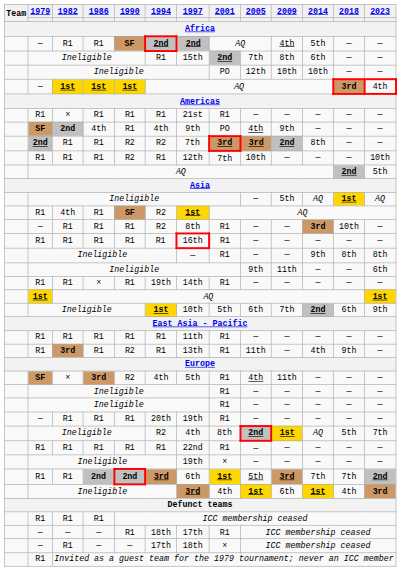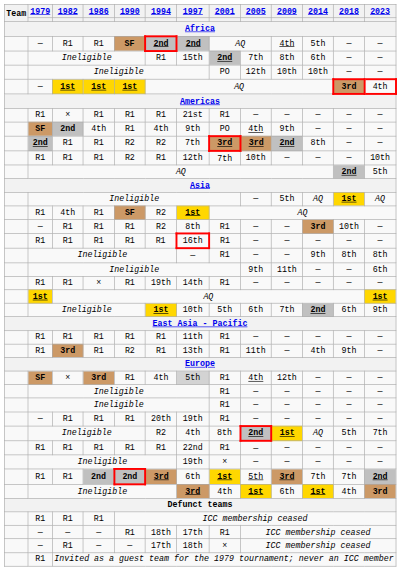(130, 378) R2 -> (130, 378) R1
(193, 378) no background -> (193, 378) lightgrey background
(287, 378) 11th -> (287, 378) 12th
